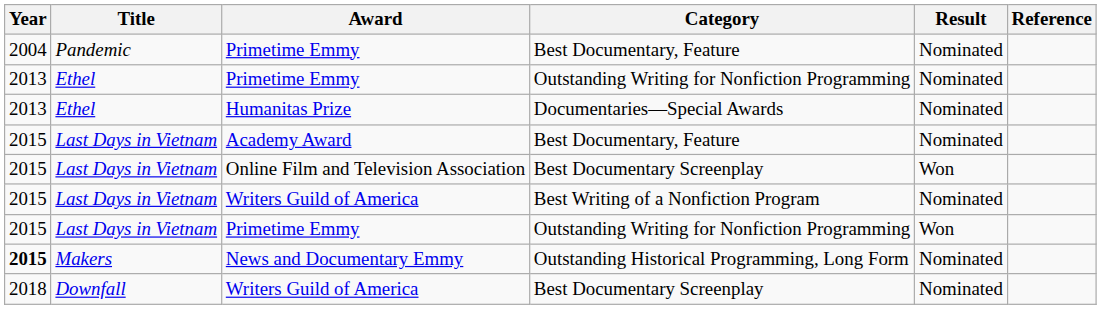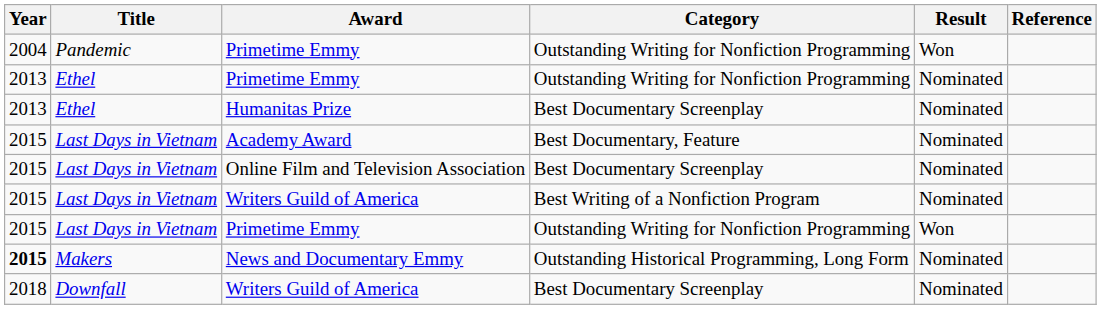(637, 49) Best Documentary, Feature -> (722, 49) Outstanding Writing for Nonfiction Programming
(961, 49) Nominated -> (937, 49) Won
(659, 109) Documentaries—Special Awards -> (649, 109) Best Documentary Screenplay
(937, 169) Won -> (961, 169) Nominated
